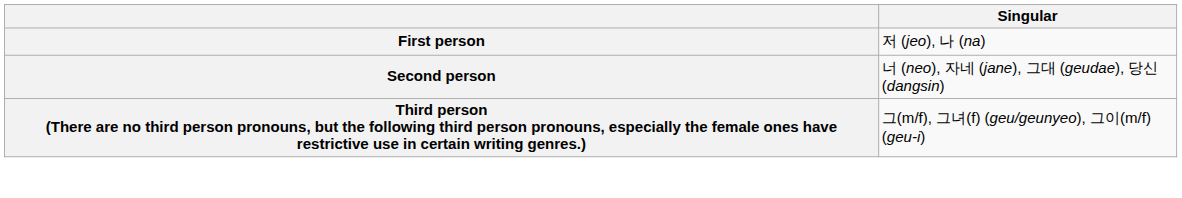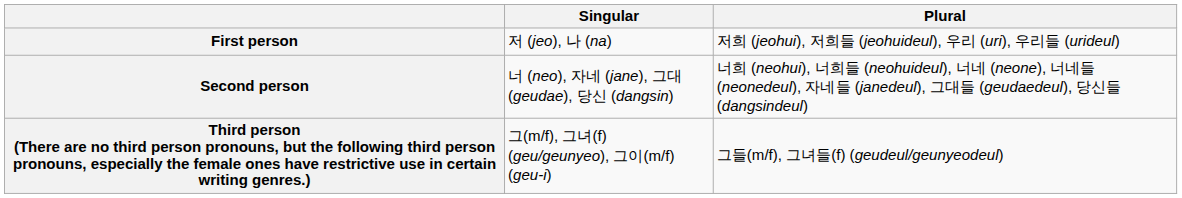+ column: (945, 16)
